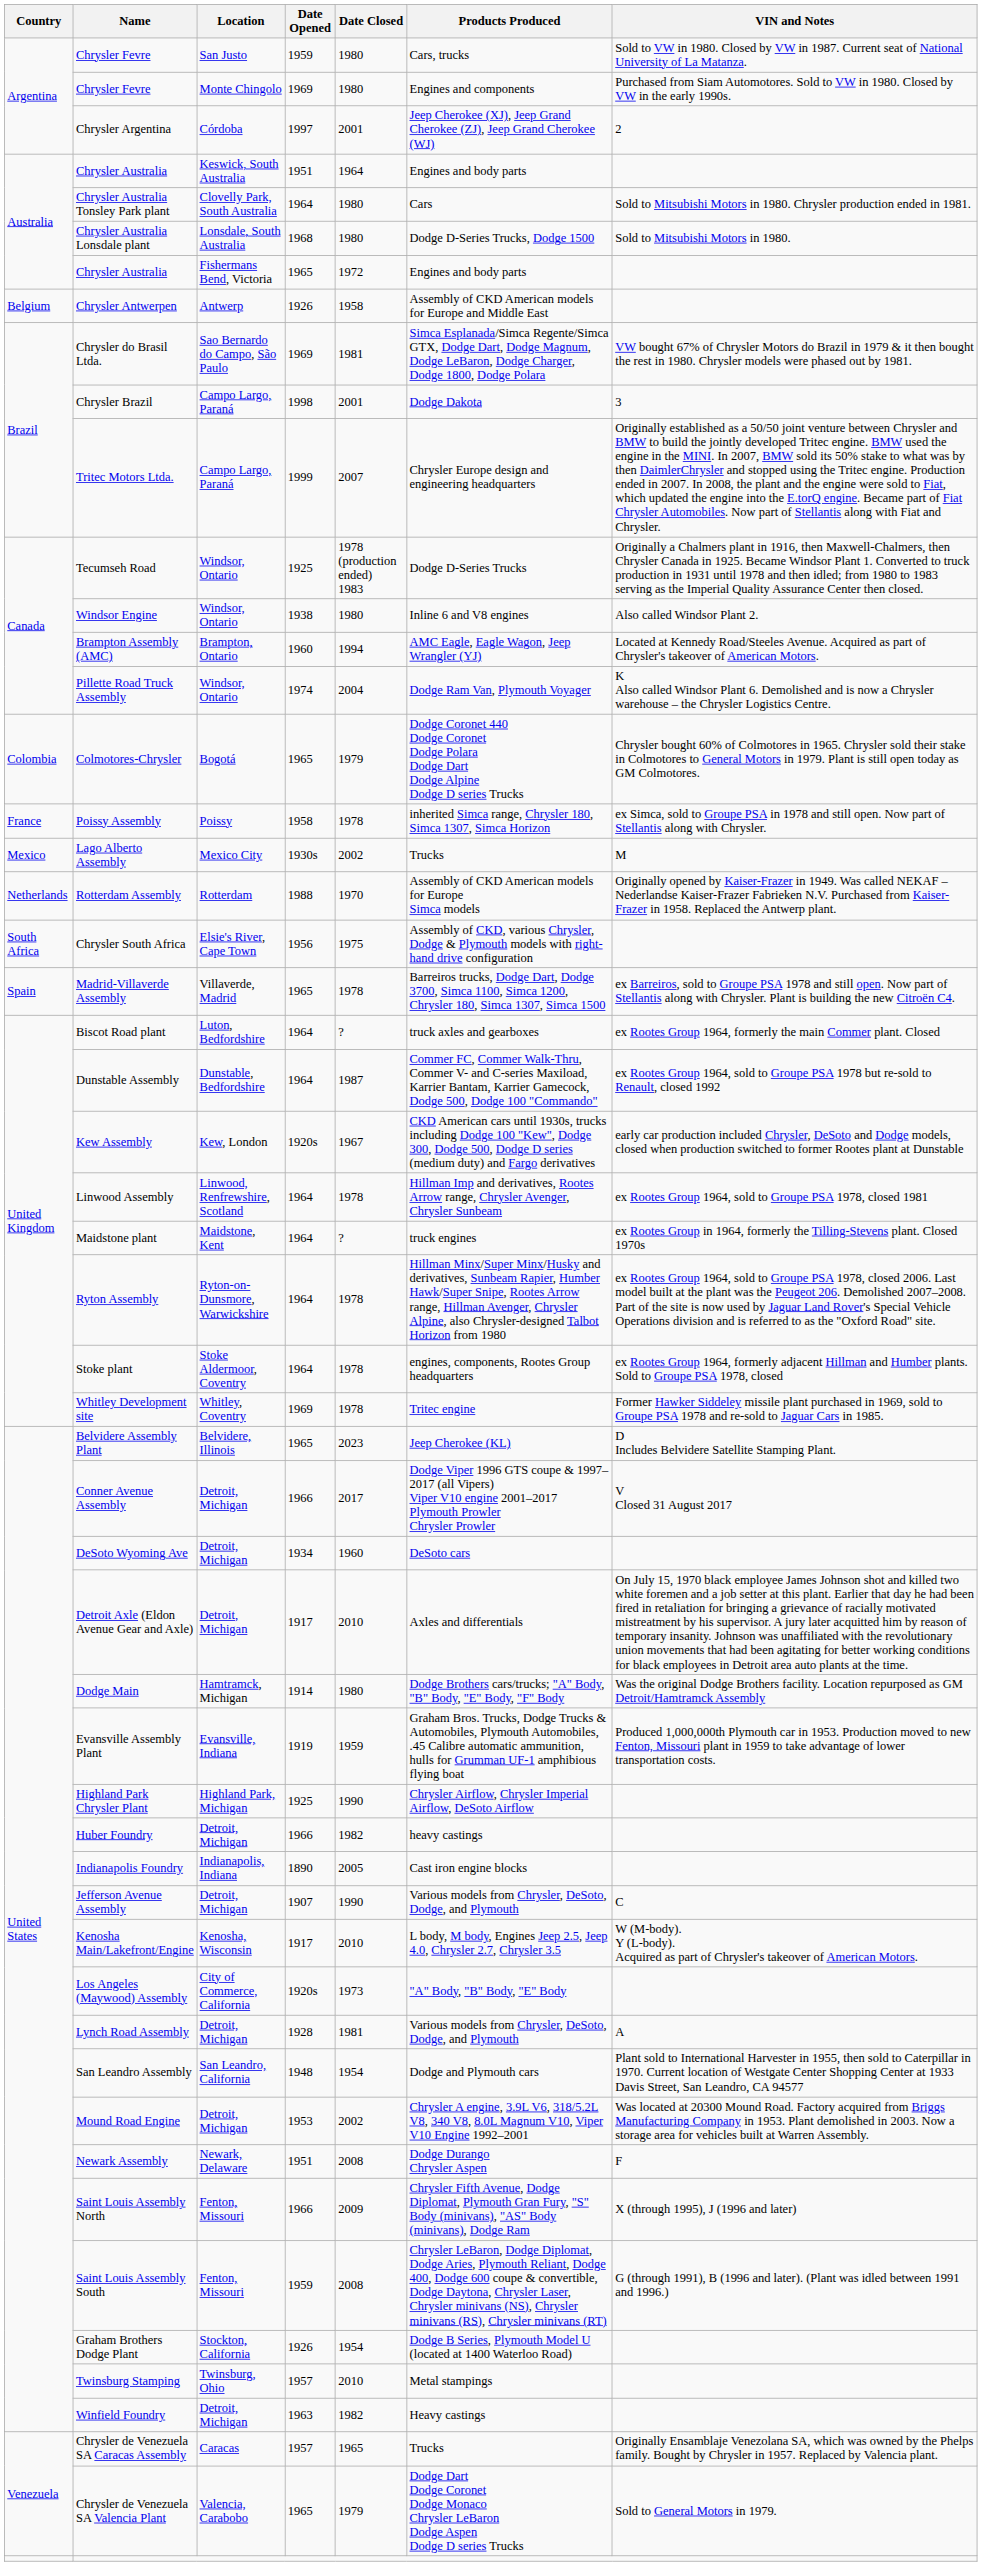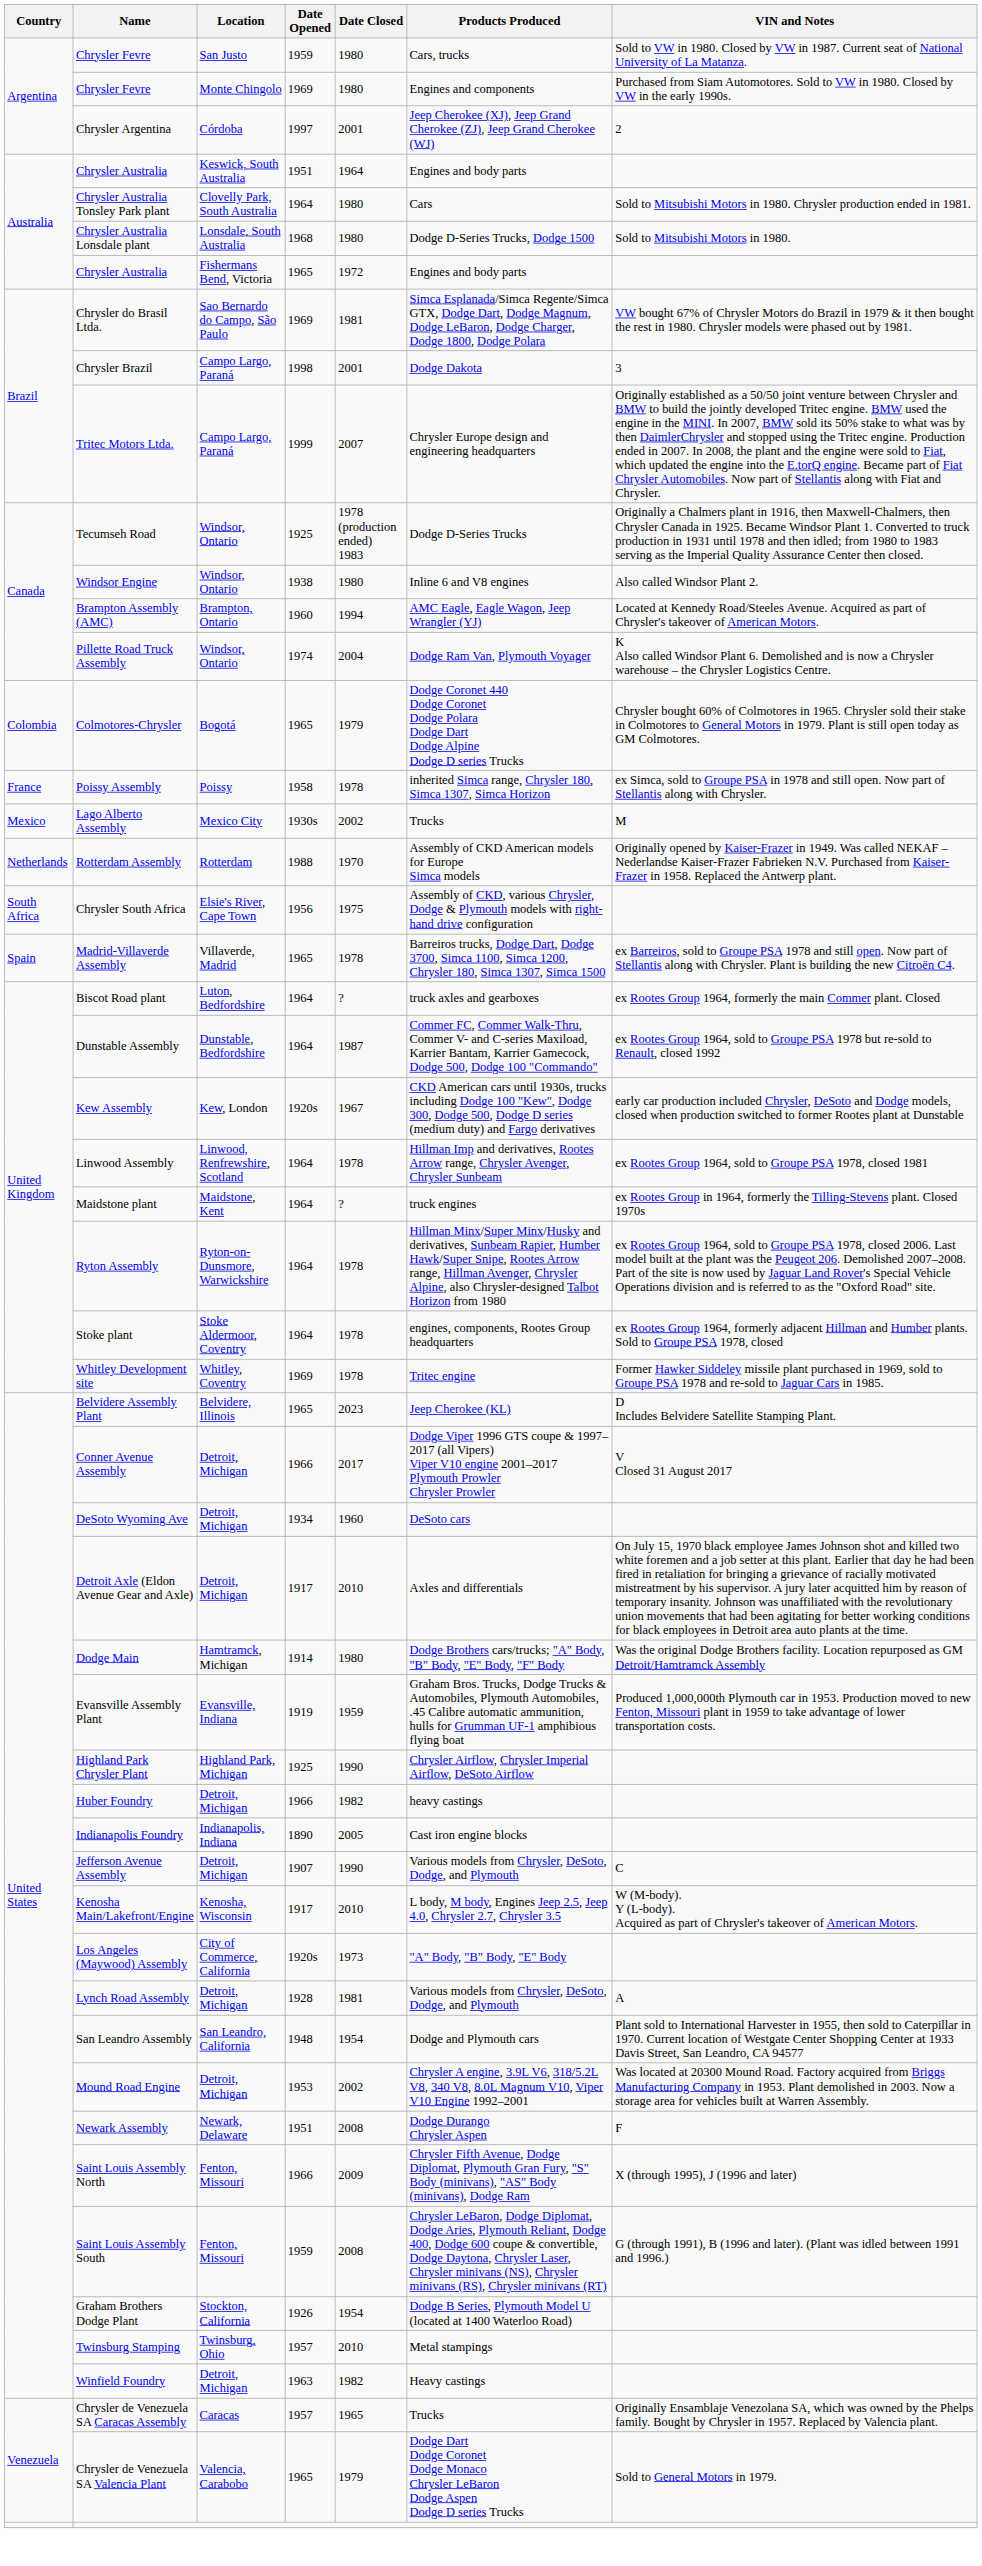- row: (126, 306)
